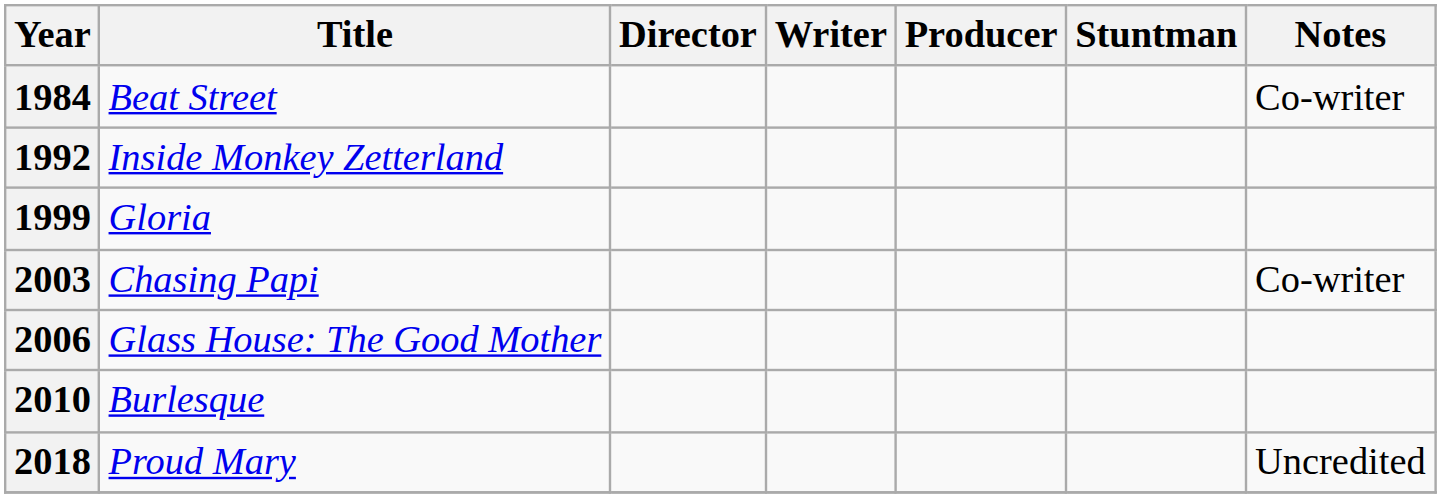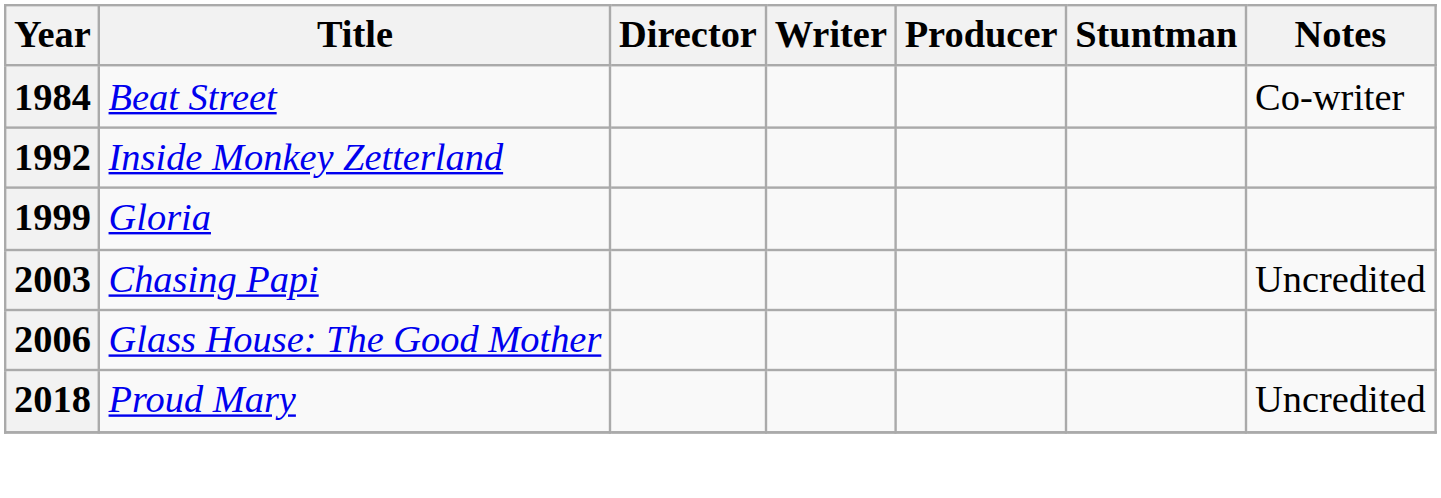(1330, 278) Co-writer -> (1340, 278) Uncredited
- row: (52, 400)
